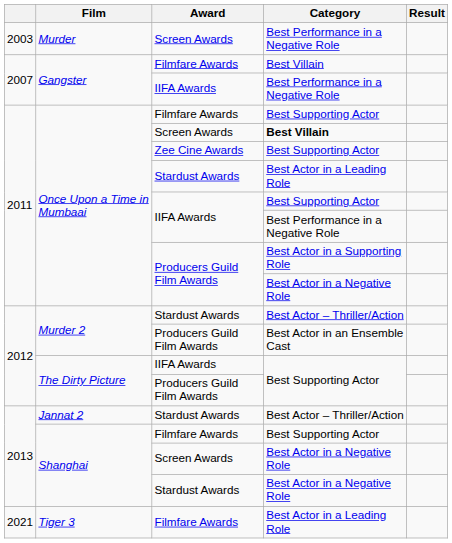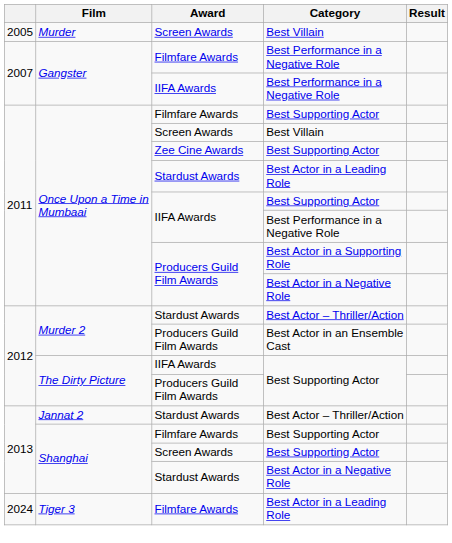(20, 38) 2003 -> (20, 32) 2005
(324, 38) Best Performance in a Negative Role -> (295, 32) Best Villain
(295, 63) Best Villain -> (324, 57) Best Performance in a Negative Role
(298, 132) bold -> (295, 132) normal
(329, 458) Best Actor in a Negative Role -> (323, 452) Best Supporting Actor
(20, 522) 2021 -> (20, 509) 2024
